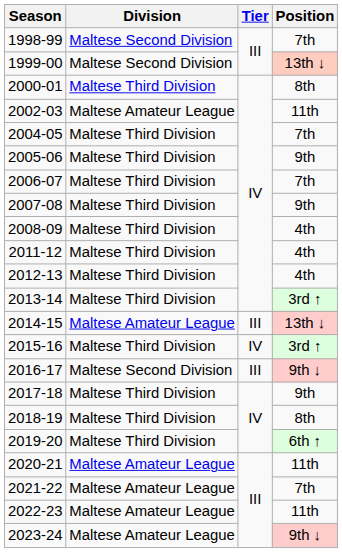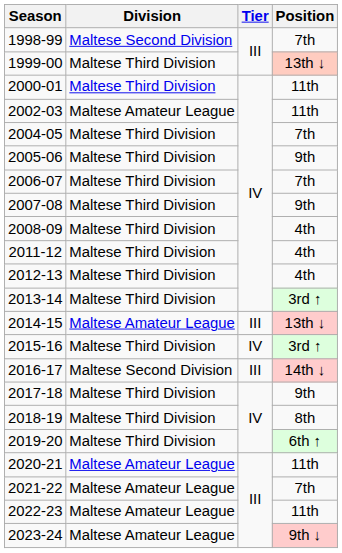(151, 63) Maltese Second Division -> (142, 63) Maltese Third Division
(305, 87) 8th -> (305, 87) 11th
(305, 370) 9th ↓ -> (305, 370) 14th ↓
